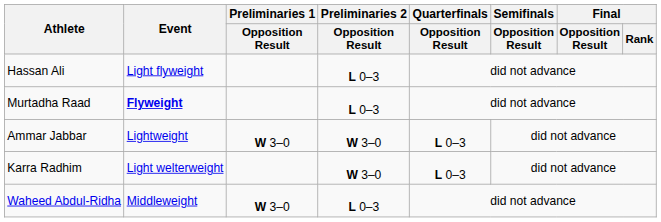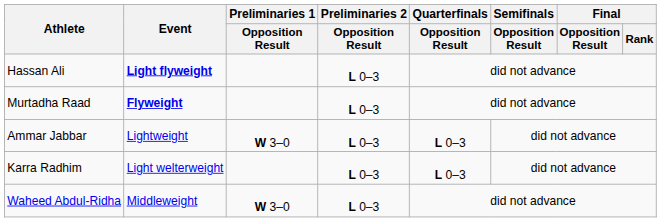(165, 71) normal -> (169, 71) bold
(364, 143) W 3–0 -> (364, 143) L 0–3
(364, 175) W 3–0 -> (364, 175) L 0–3
